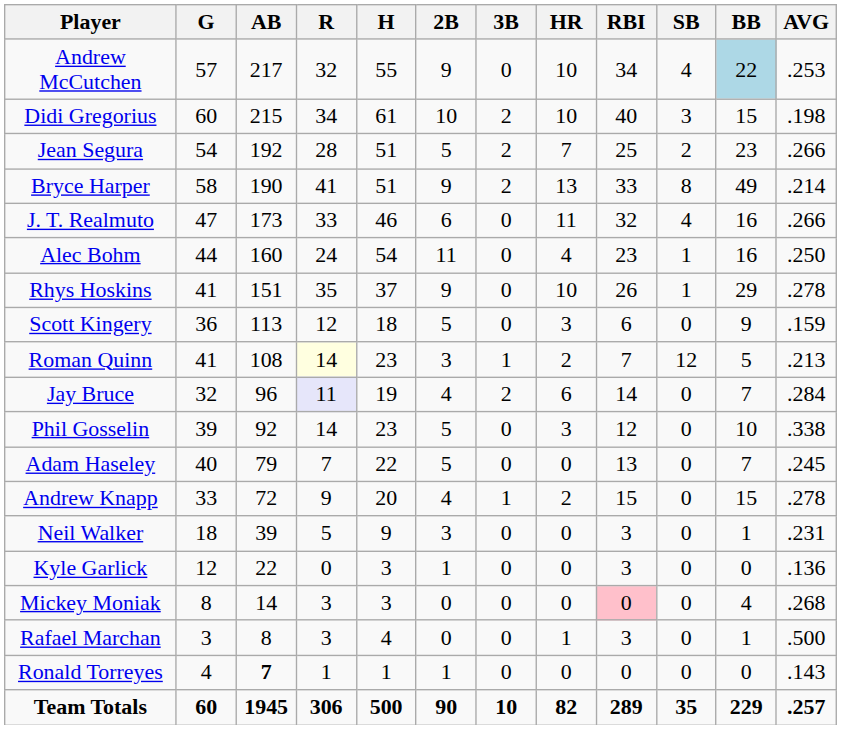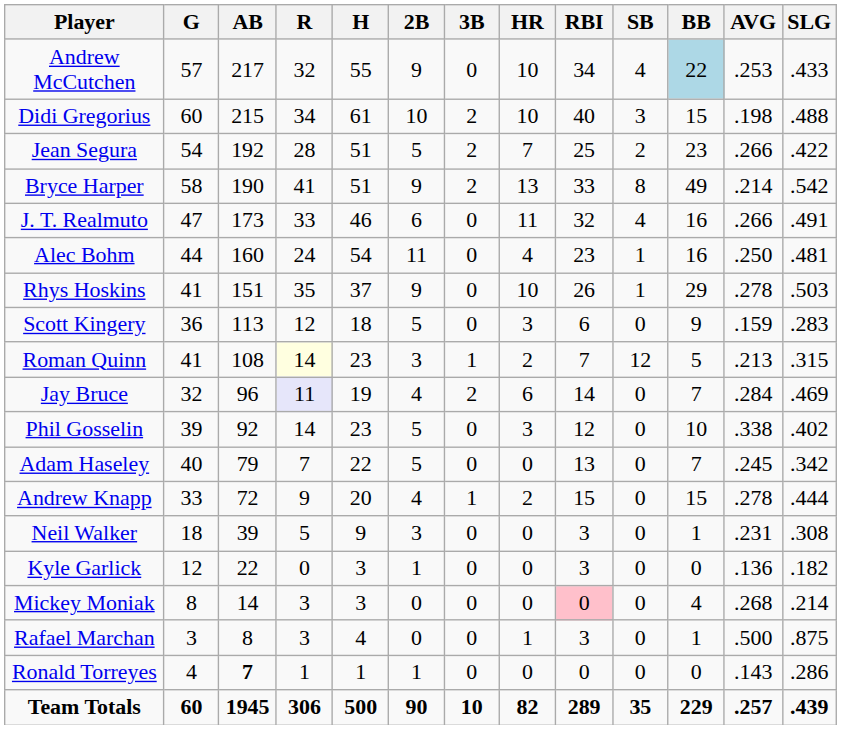+ column: (809, 21)
